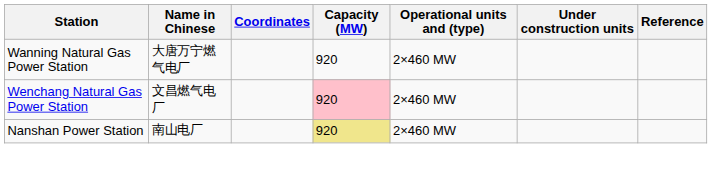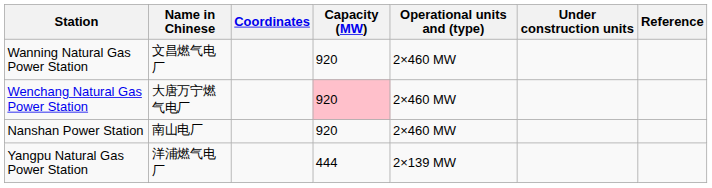(184, 59) 大唐万宁燃气电厂 -> (184, 59) 文昌燃气电厂
(184, 99) 文昌燃气电厂 -> (184, 99) 大唐万宁燃气电厂
(327, 131) khaki background -> (327, 131) no background
+ row: (66, 162)
